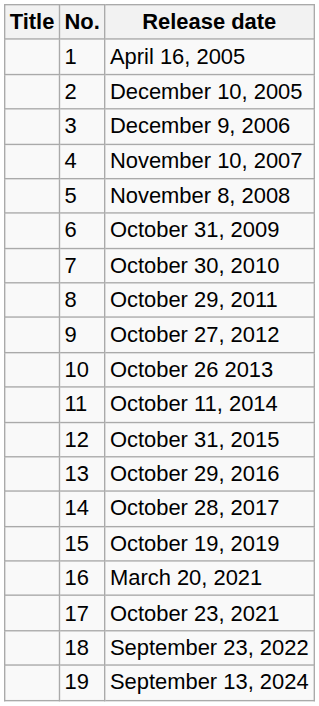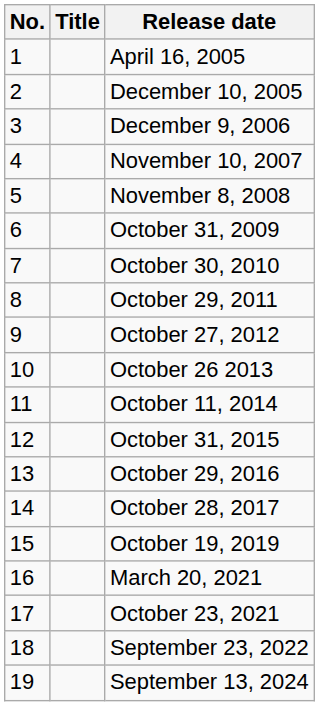columns swapped: (82, 21) <-> (32, 21)
